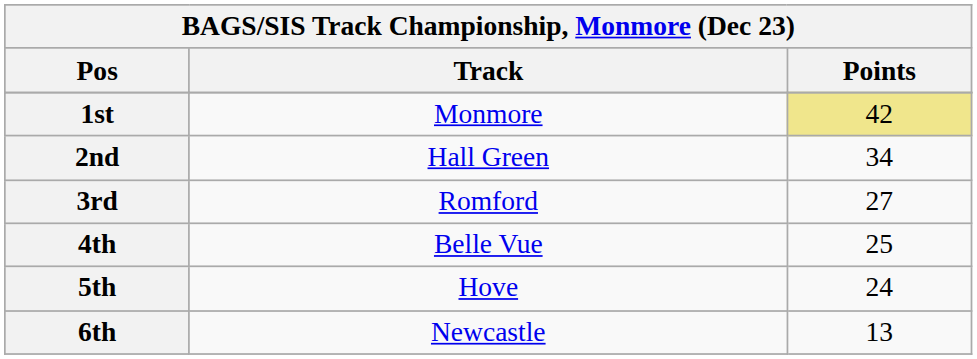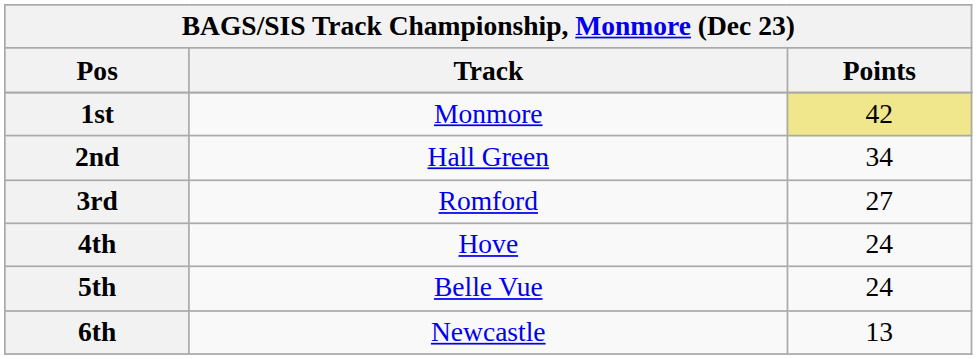(488, 244) Belle Vue -> (488, 244) Hove
(879, 244) 25 -> (879, 244) 24
(488, 288) Hove -> (488, 288) Belle Vue
